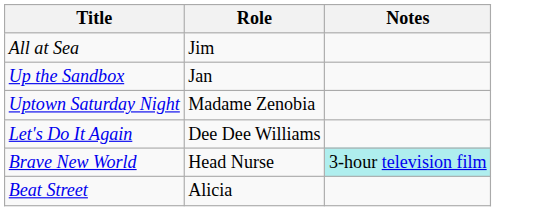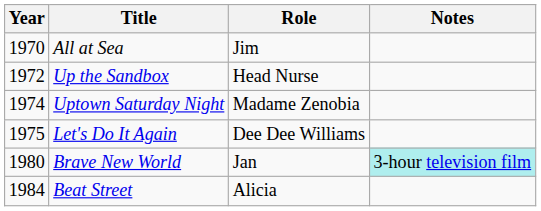+ column: (27, 18)
(200, 76) Jan -> (276, 76) Head Nurse
(231, 162) Head Nurse -> (245, 162) Jan
